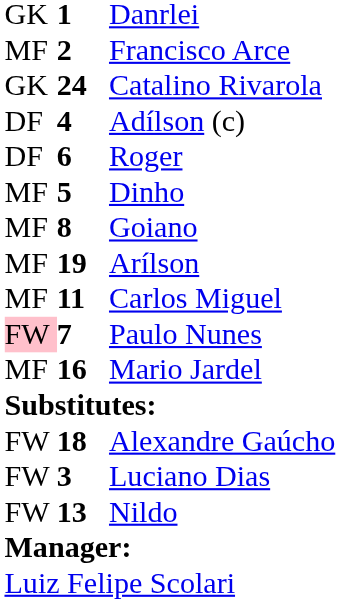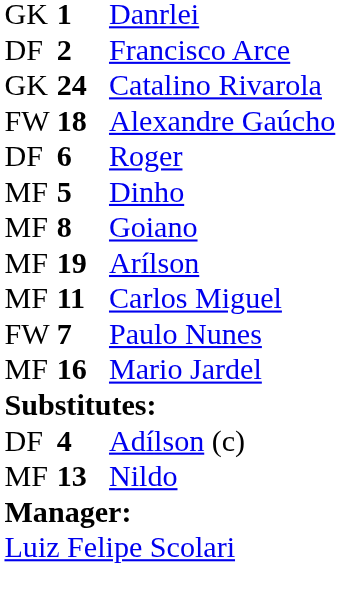(26, 49) MF -> (24, 49) DF
rows swapped: (177, 120) <-> (222, 440)
(27, 333) pink background -> (27, 333) no background
- row: (190, 476)
(27, 511) FW -> (26, 476) MF
